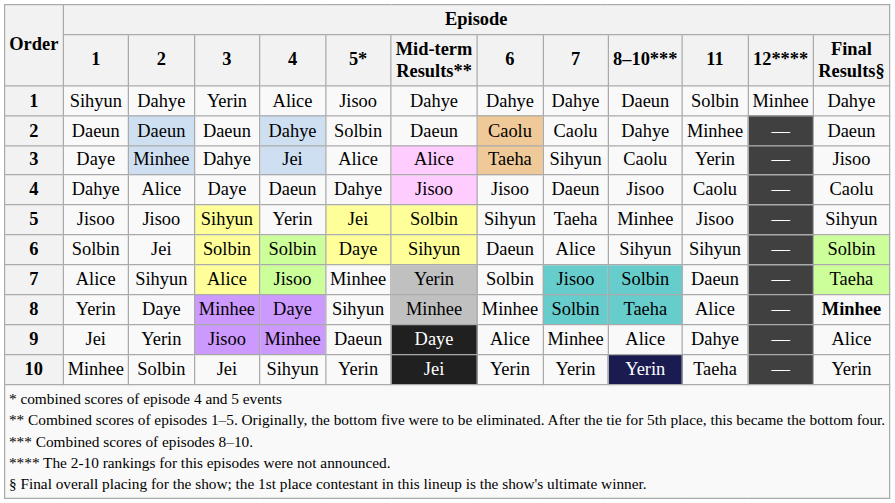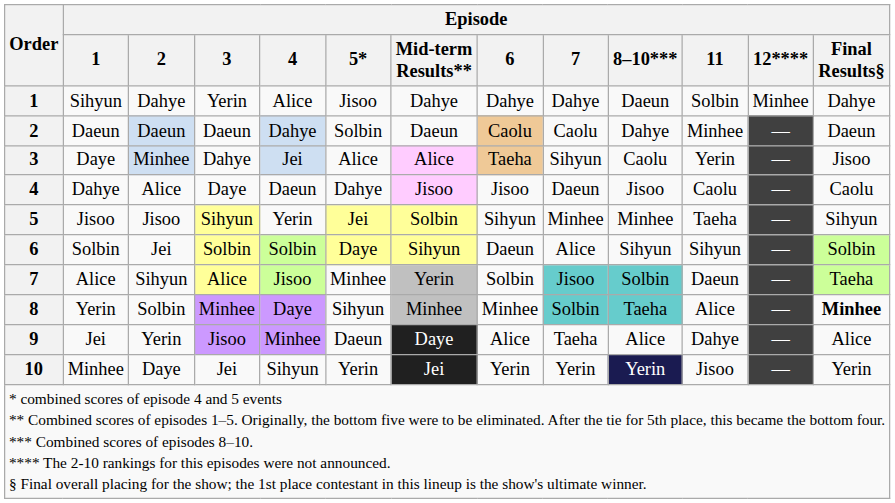(576, 219) Taeha -> (576, 219) Minhee
(715, 219) Jisoo -> (715, 219) Taeha
(161, 308) Daye -> (161, 308) Solbin
(576, 338) Minhee -> (576, 338) Taeha
(161, 368) Solbin -> (161, 368) Daye
(715, 368) Taeha -> (715, 368) Jisoo
